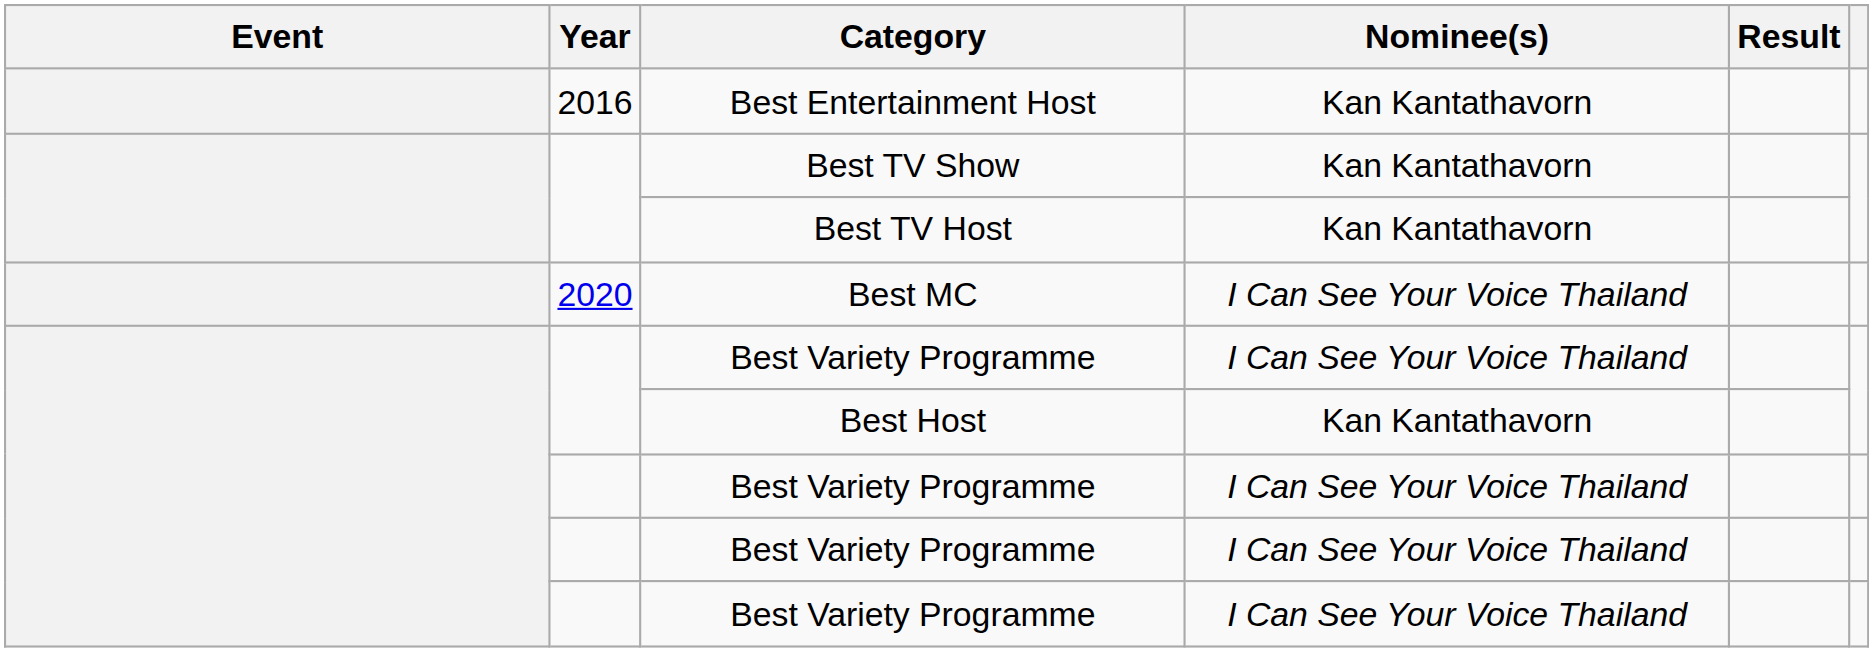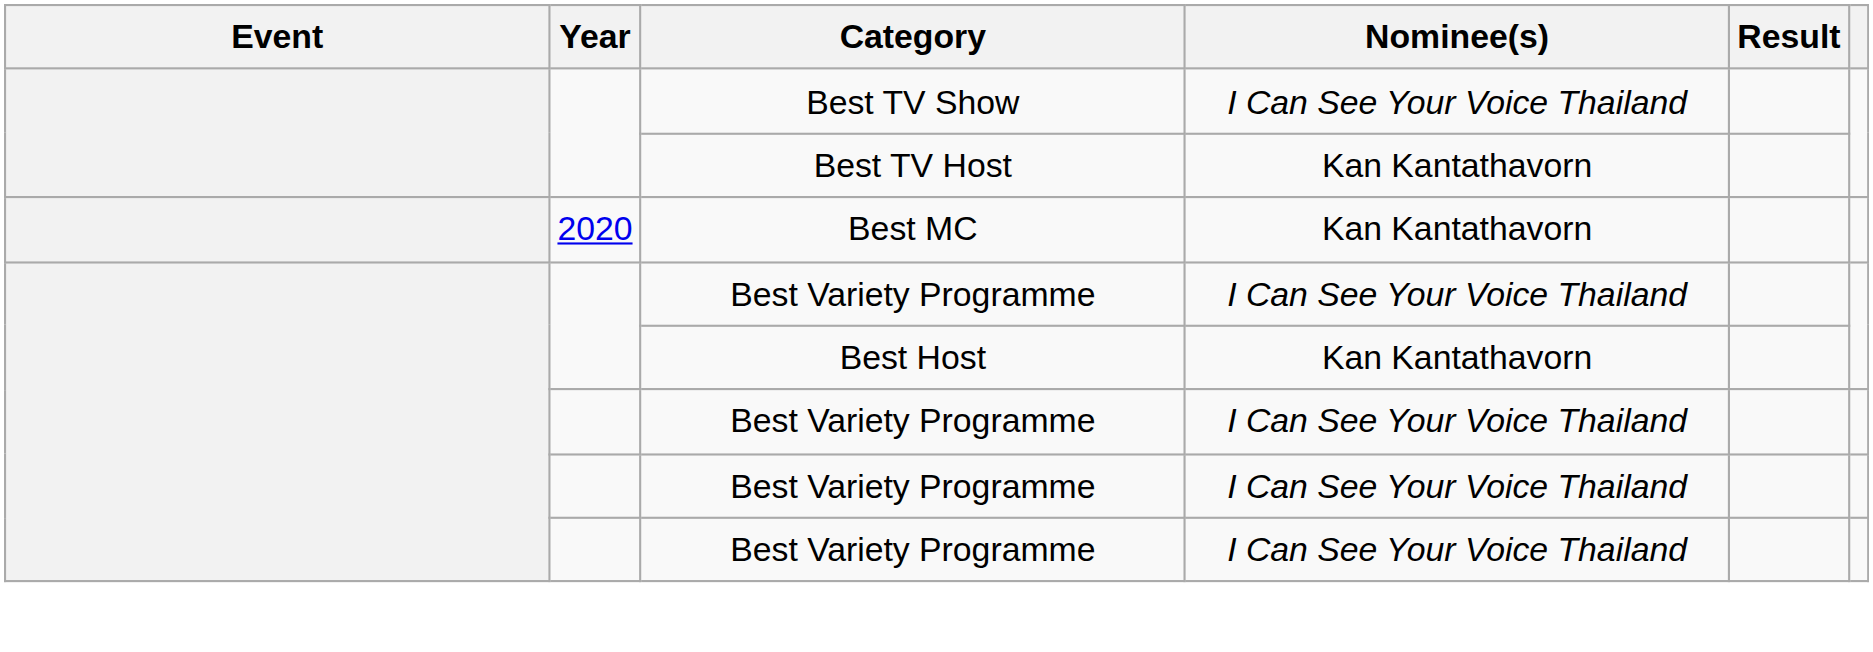- row: (595, 101)
(1457, 165) Kan Kantathavorn -> (1457, 101) I Can See Your Voice Thailand
(1457, 293) I Can See Your Voice Thailand -> (1457, 229) Kan Kantathavorn
